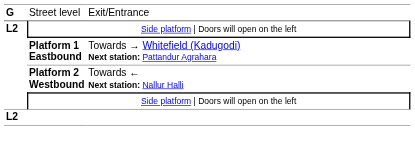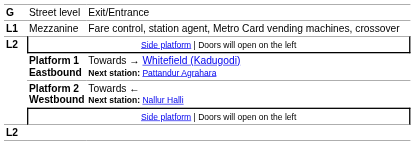+ row: (54, 28)
